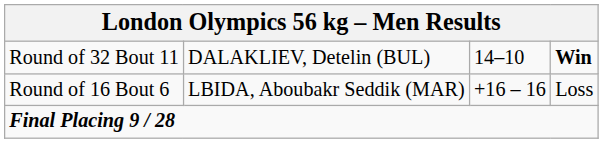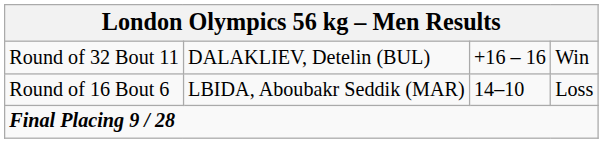(499, 57) 14–10 -> (510, 57) +16 – 16
(573, 57) bold -> (572, 57) normal
(510, 89) +16 – 16 -> (499, 89) 14–10
